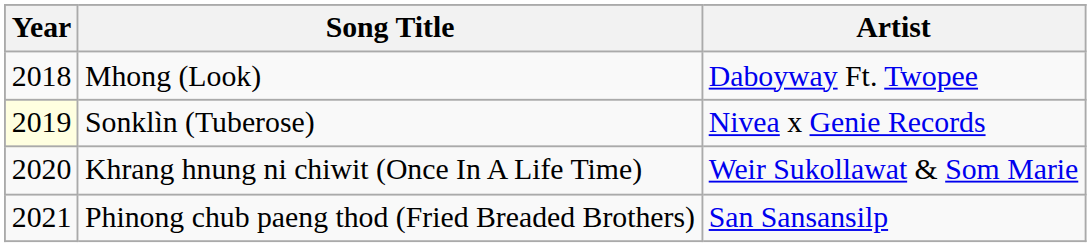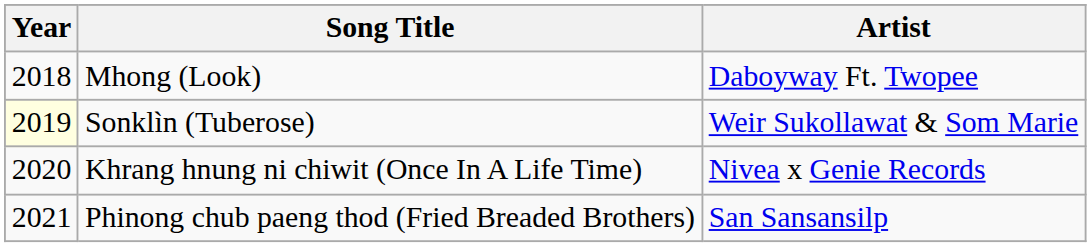(847, 122) Nivea x Genie Records -> (893, 122) Weir Sukollawat & Som Marie
(893, 169) Weir Sukollawat & Som Marie -> (847, 169) Nivea x Genie Records
